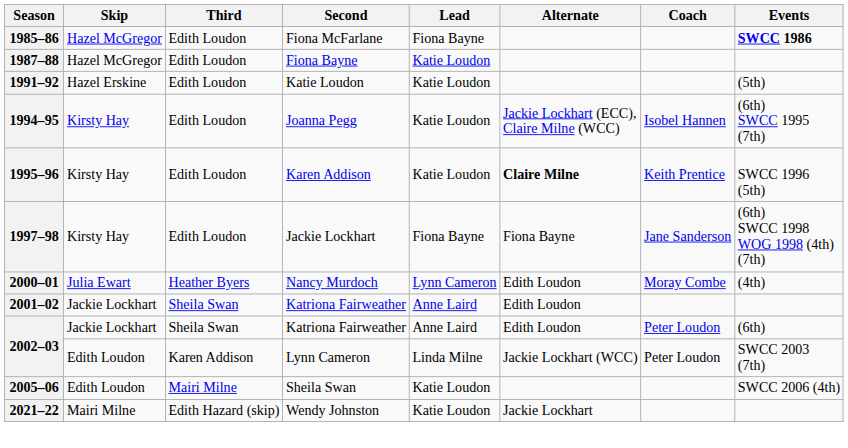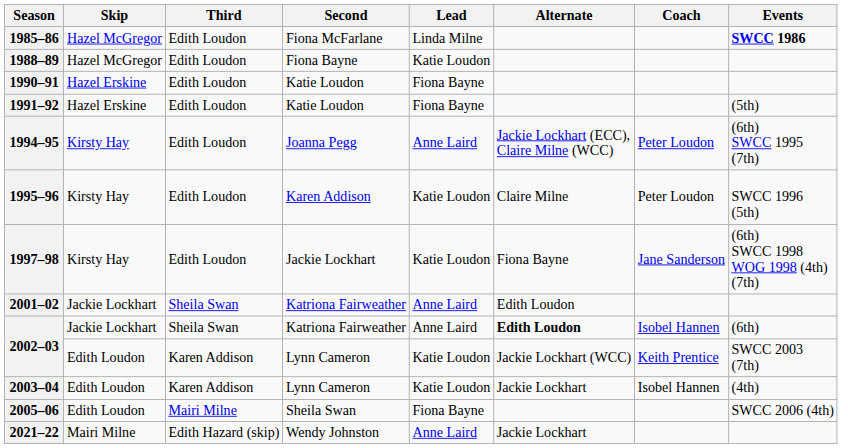(448, 37) Fiona Bayne -> (448, 37) Linda Milne
- row: (34, 60)
+ row: (34, 60)
+ row: (34, 82)
(451, 82) Katie Loudon -> (448, 104) Fiona Bayne
(451, 120) Katie Loudon -> (445, 143) Anne Laird
(685, 120) Isobel Hannen -> (676, 143) Peter Loudon
(541, 174) bold -> (533, 197) normal
(685, 174) Keith Prentice -> (676, 197) Peter Loudon
(448, 236) Fiona Bayne -> (451, 259) Katie Loudon
- row: (34, 282)
(542, 327) normal -> (539, 327) bold
(682, 327) Peter Loudon -> (679, 327) Isobel Hannen
(448, 357) Linda Milne -> (451, 357) Katie Loudon
(682, 357) Peter Loudon -> (678, 357) Keith Prentice
+ row: (34, 388)
(451, 388) Katie Loudon -> (448, 410) Fiona Bayne
(451, 410) Katie Loudon -> (445, 432) Anne Laird
